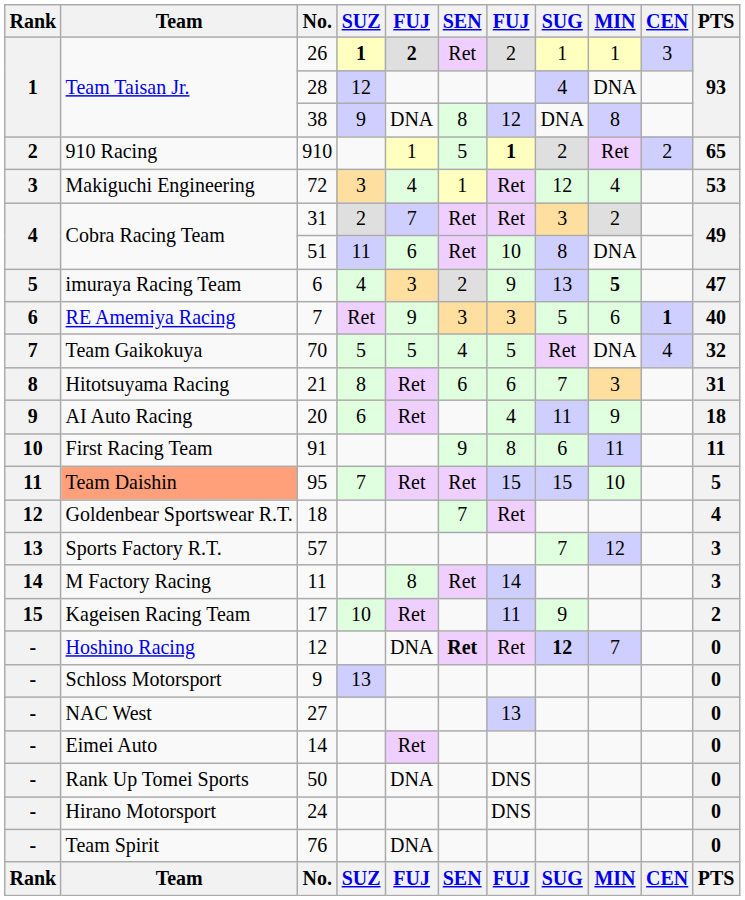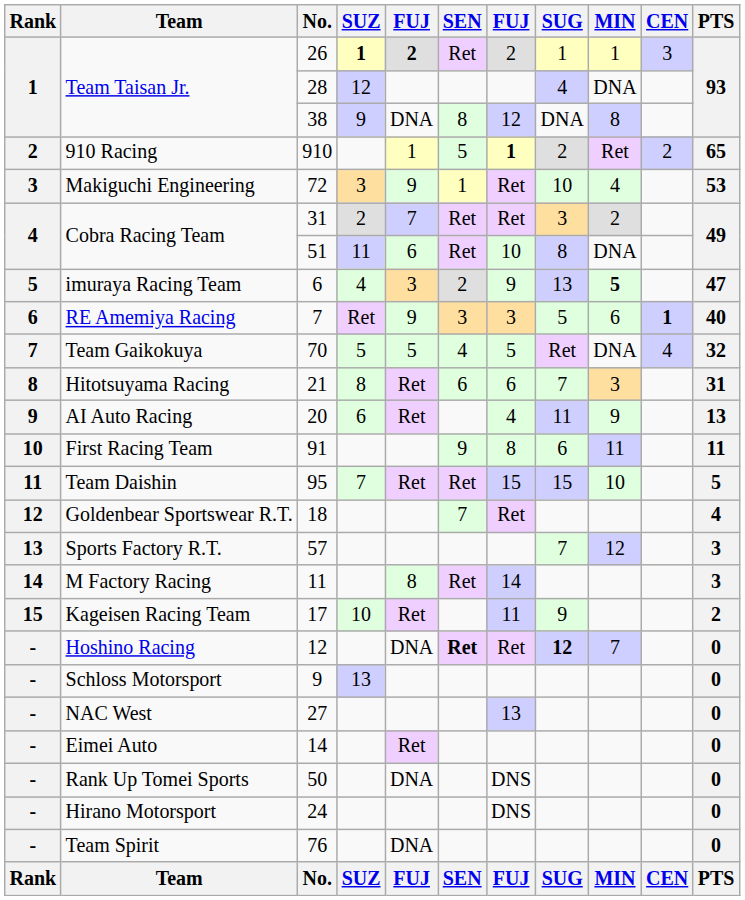(412, 185) 4 -> (412, 185) 9
(562, 185) 12 -> (562, 185) 10
(716, 416) 18 -> (716, 416) 13
(121, 482) lightsalmon background -> (121, 482) no background
